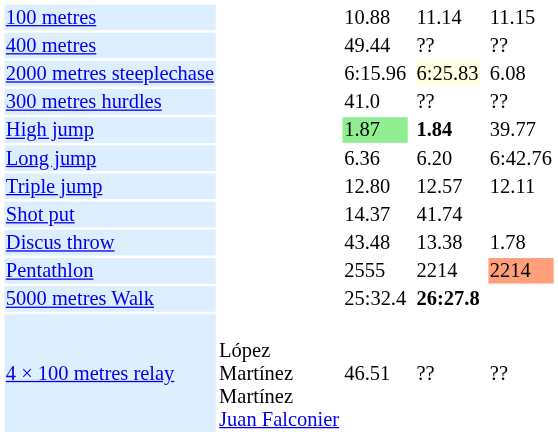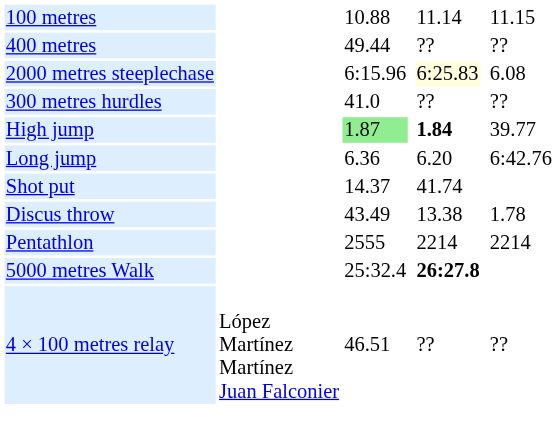- row: (54, 186)
(367, 242) 43.48 -> (367, 214) 43.49
(510, 270) lightsalmon background -> (510, 242) no background
